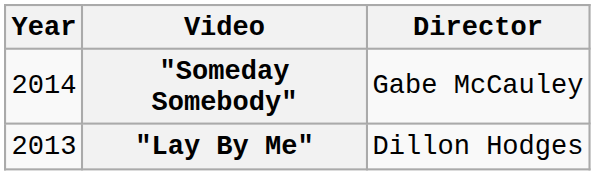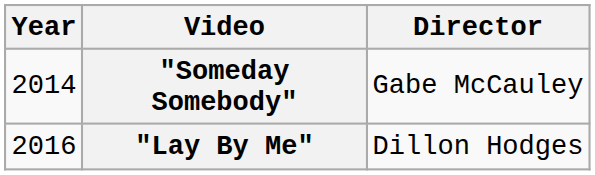(44, 146) 2013 -> (44, 146) 2016
